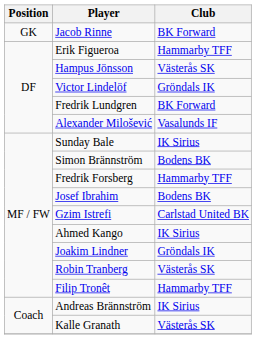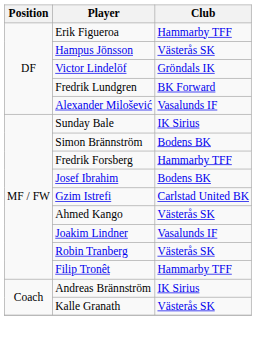- row: (84, 32)
(178, 233) IK Sirius -> (186, 215) Västerås SK
(186, 251) Gröndals IK -> (187, 233) Vasalunds IF
